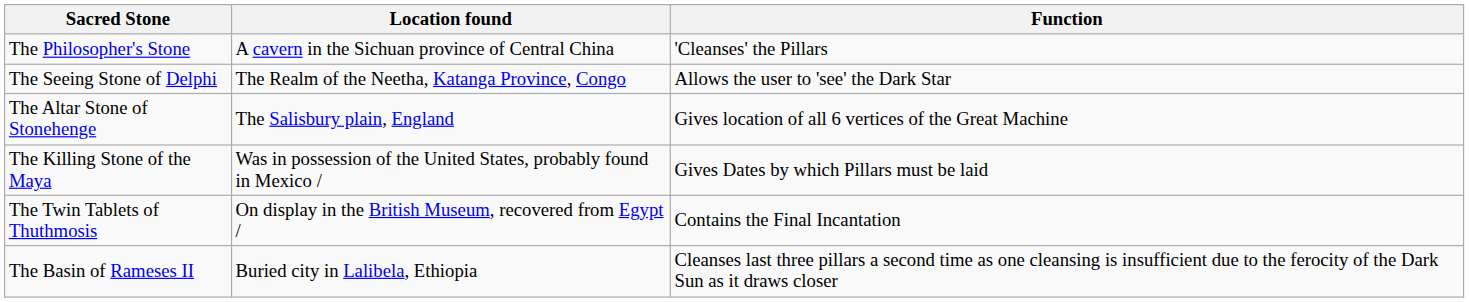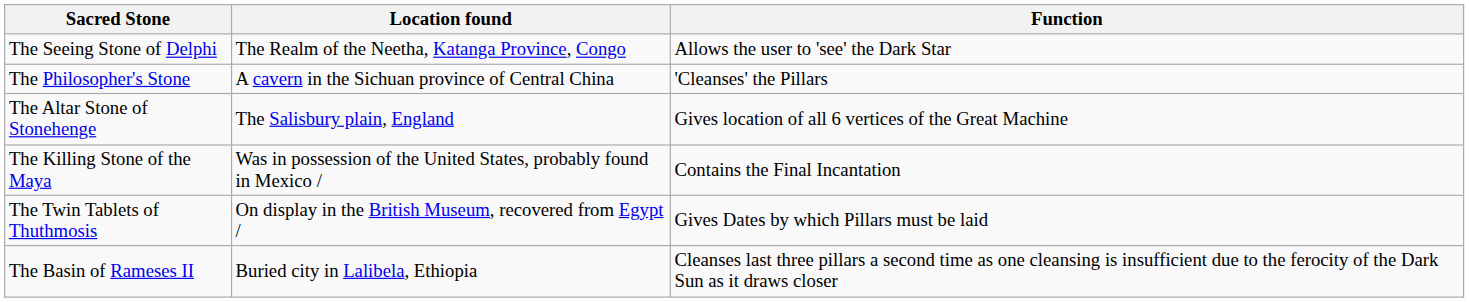rows swapped: (100, 49) <-> (113, 78)
(831, 169) Gives Dates by which Pillars must be laid -> (788, 169) Contains the Final Incantation
(788, 220) Contains the Final Incantation -> (831, 220) Gives Dates by which Pillars must be laid
